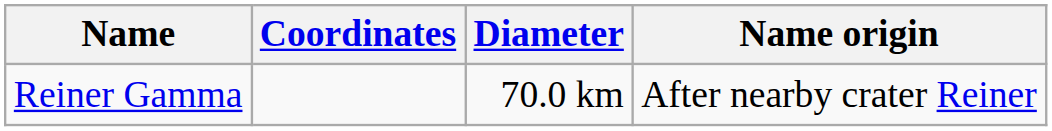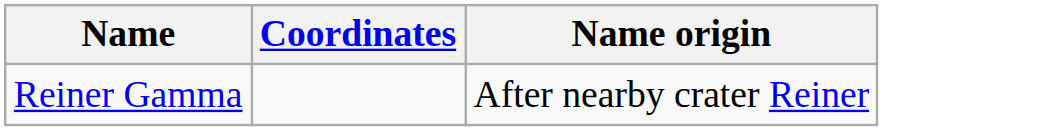- column: (549, 34)
